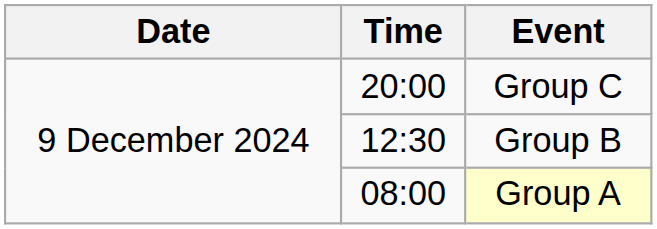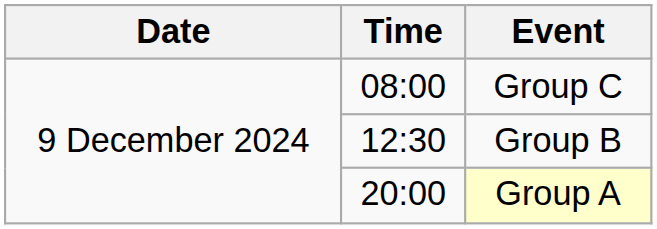(403, 85) 20:00 -> (403, 85) 08:00
(403, 194) 08:00 -> (403, 194) 20:00
